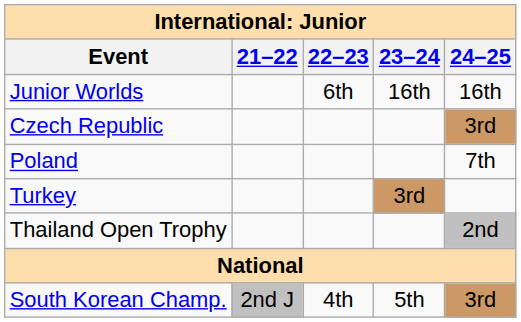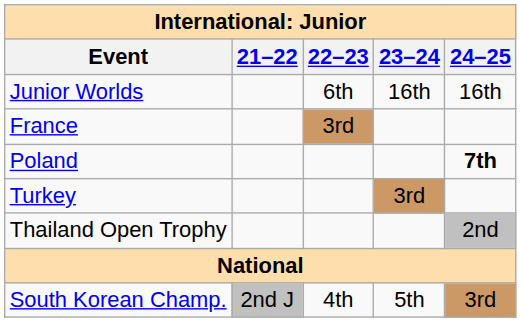- row: (86, 126)
+ row: (44, 126)
(480, 160) normal -> (480, 160) bold
